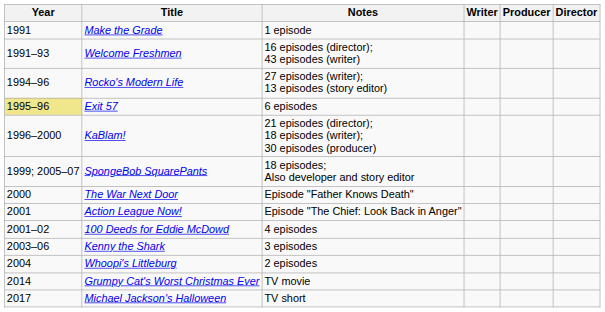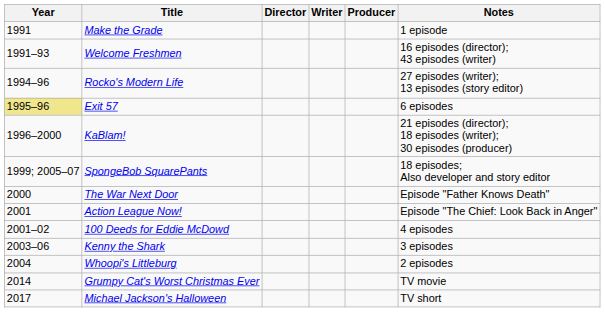columns swapped: (576, 13) <-> (363, 13)
